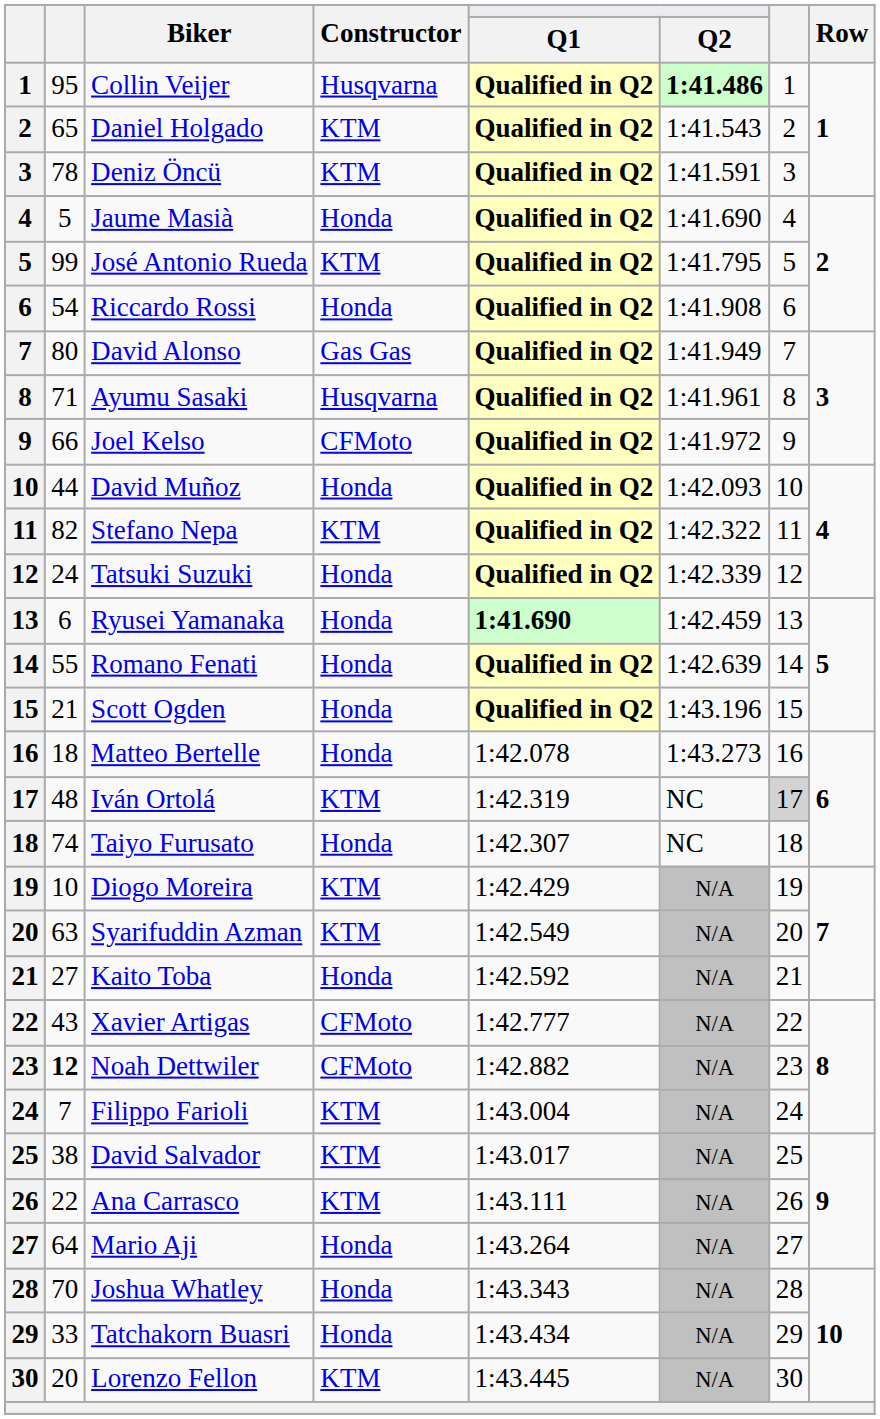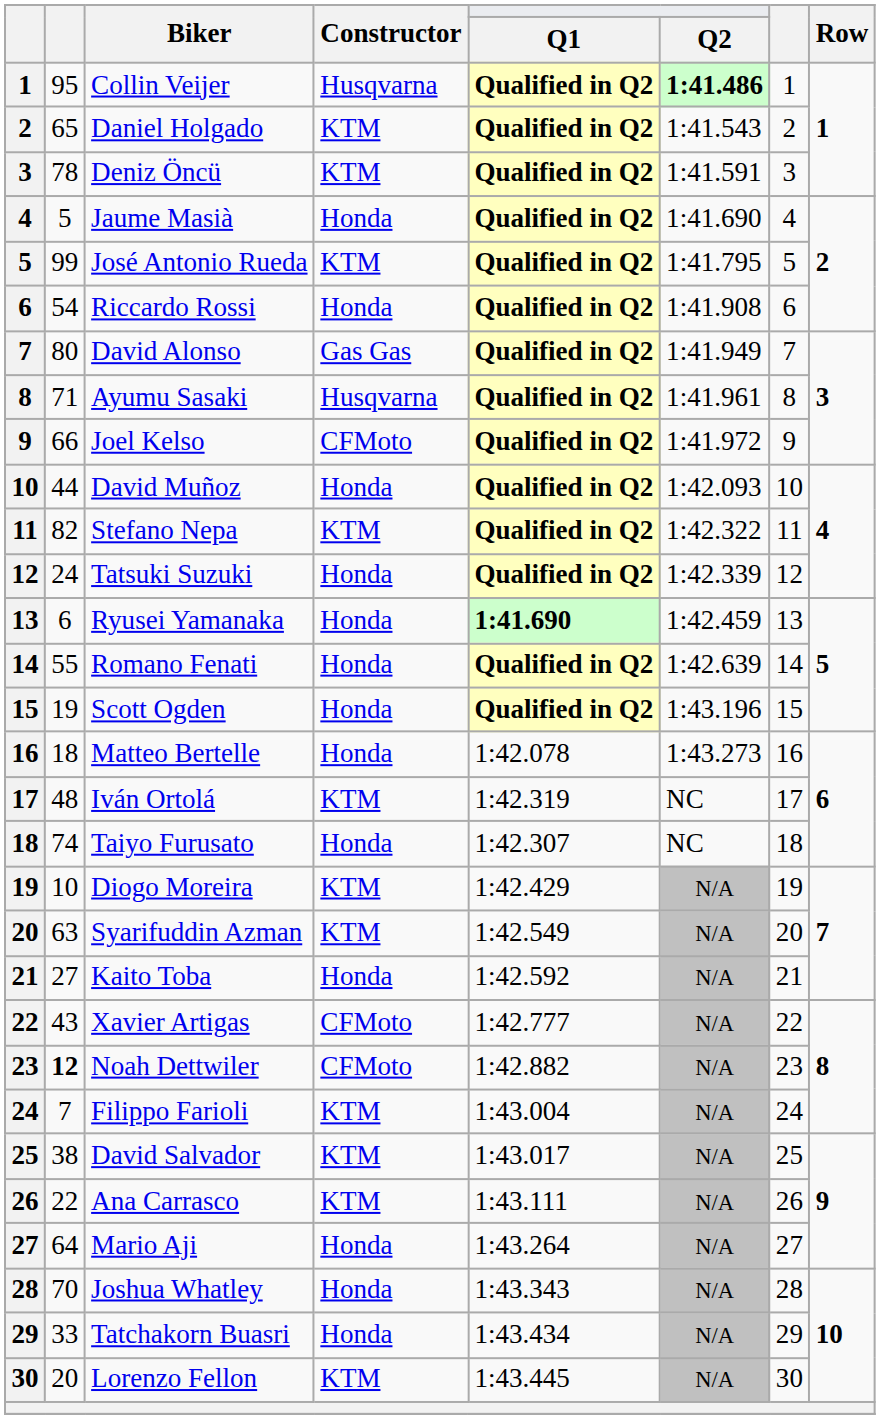(65, 708) 21 -> (65, 708) 19
(789, 798) lightgrey background -> (789, 798) no background
